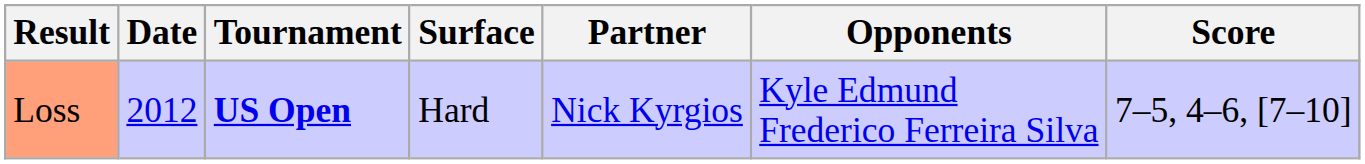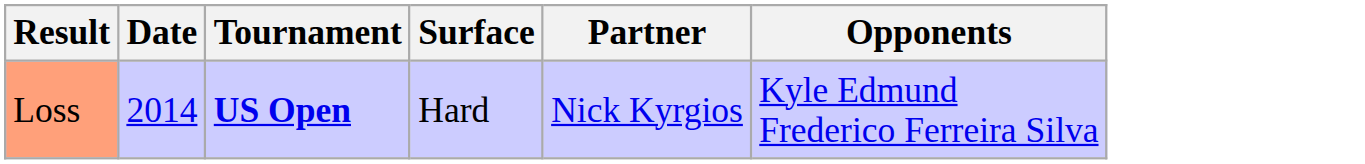- column: (1233, 32)
(162, 108) 2012 -> (162, 108) 2014
